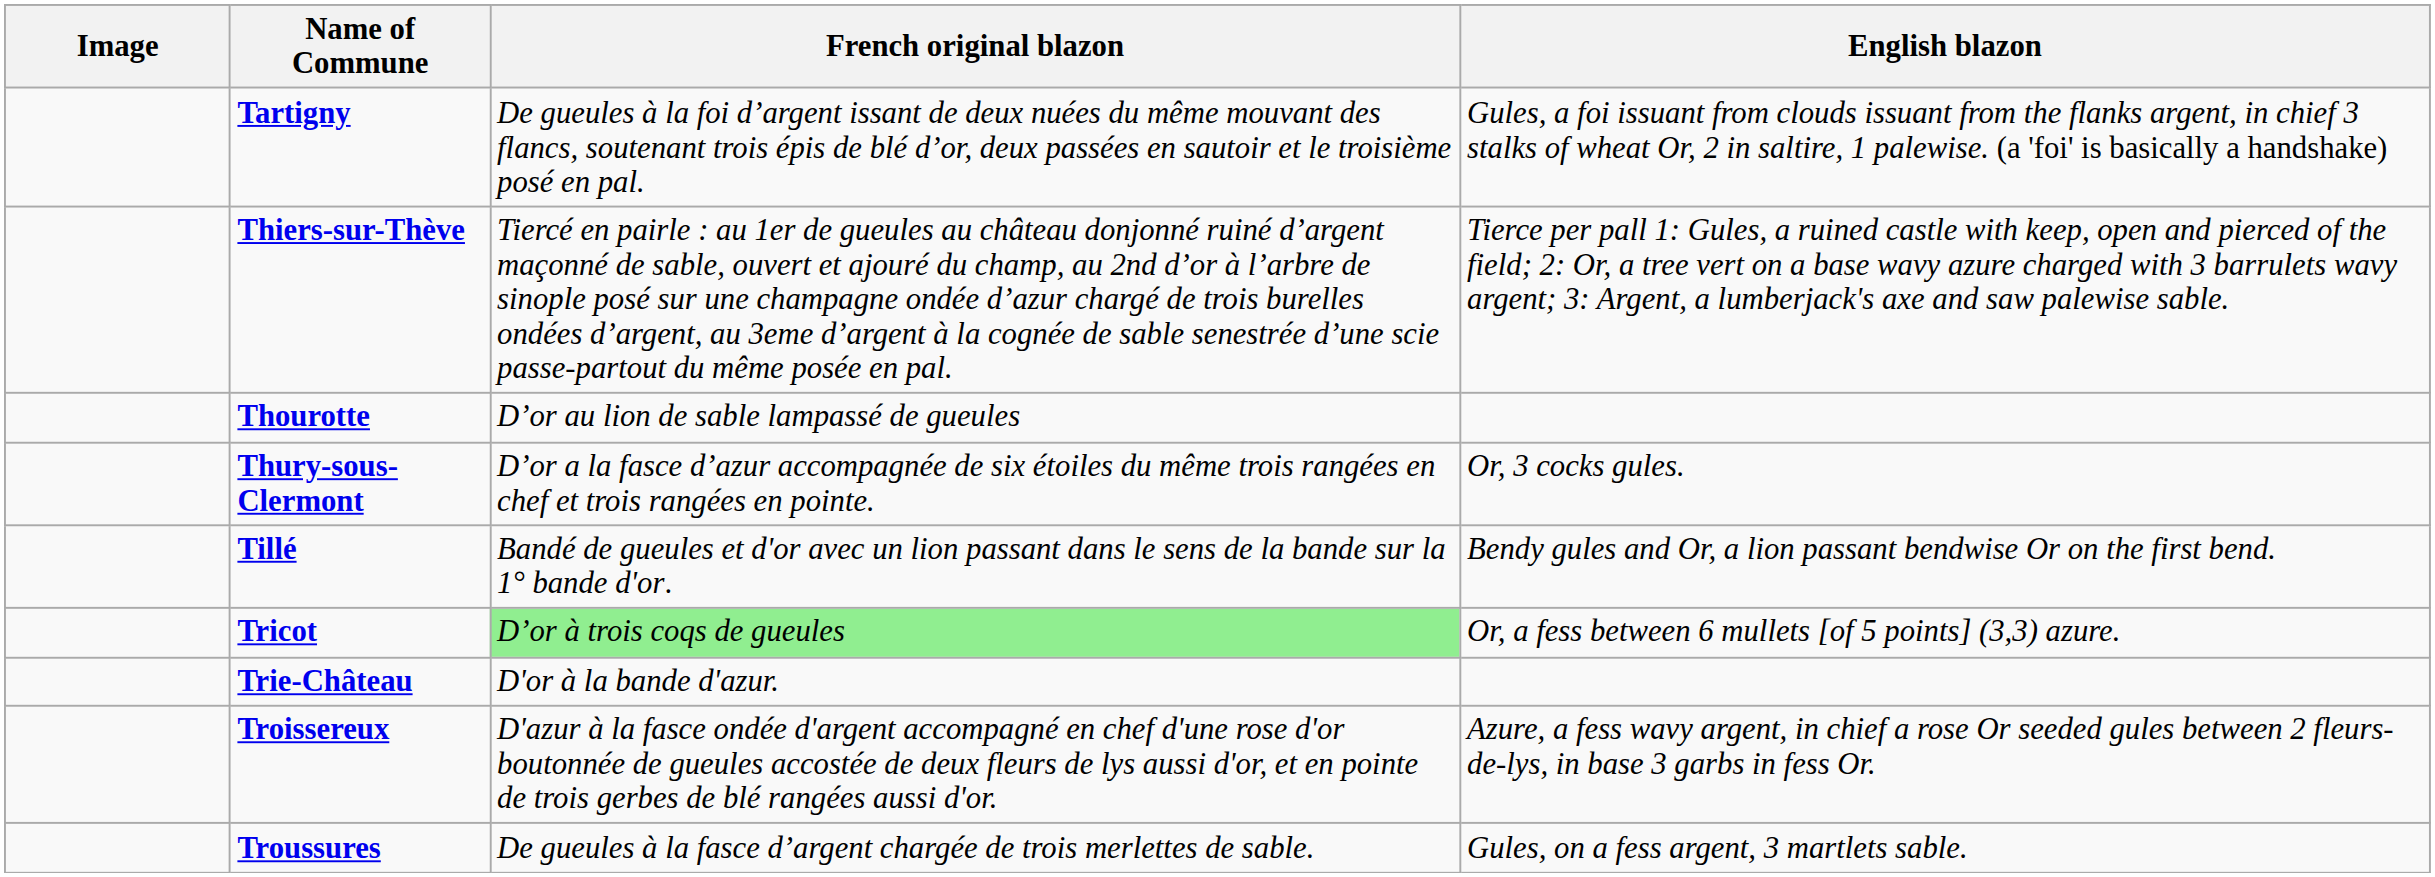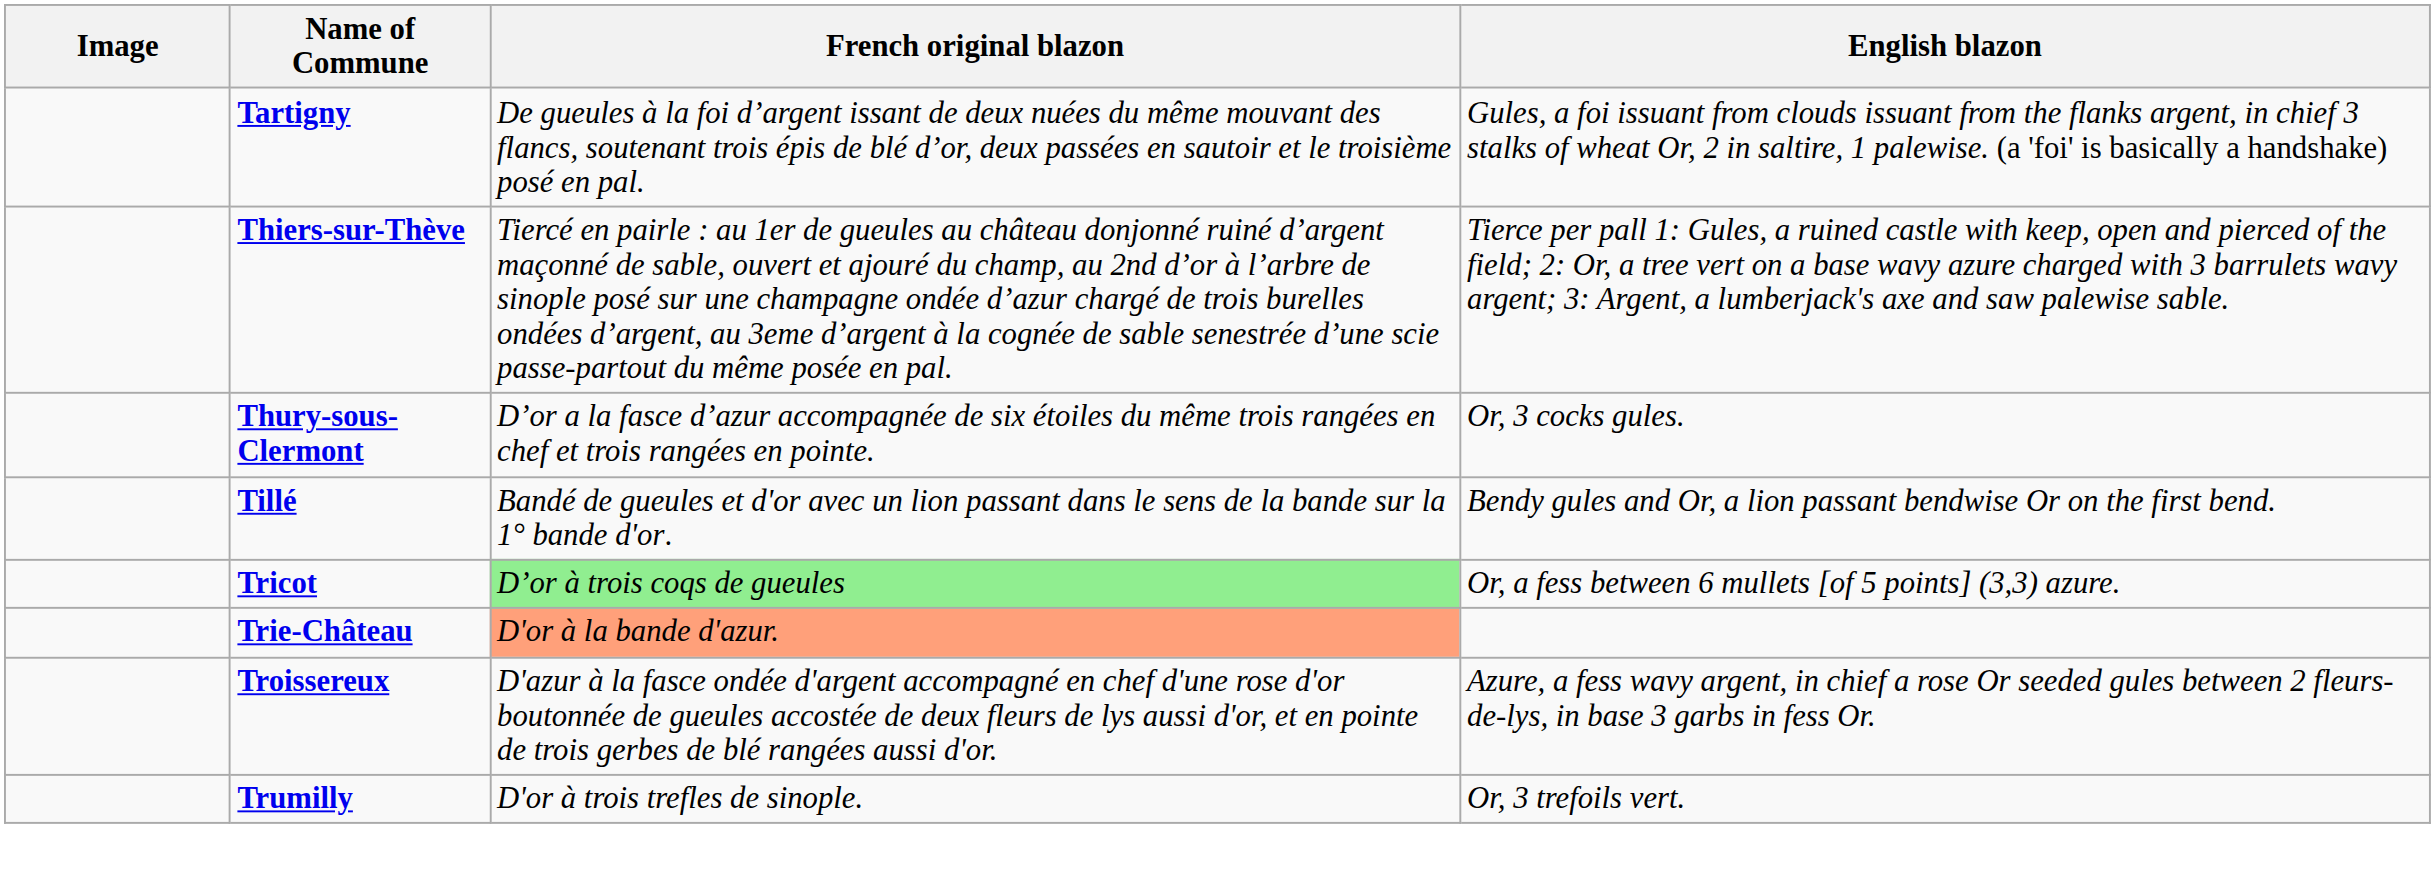- row: (304, 416)
(638, 680) no background -> (638, 632) lightsalmon background
- row: (309, 847)
+ row: (295, 798)
